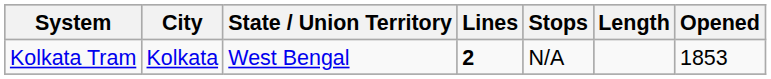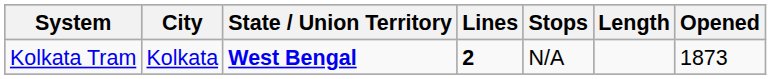(289, 57) normal -> (292, 57) bold
(704, 57) 1853 -> (704, 57) 1873
